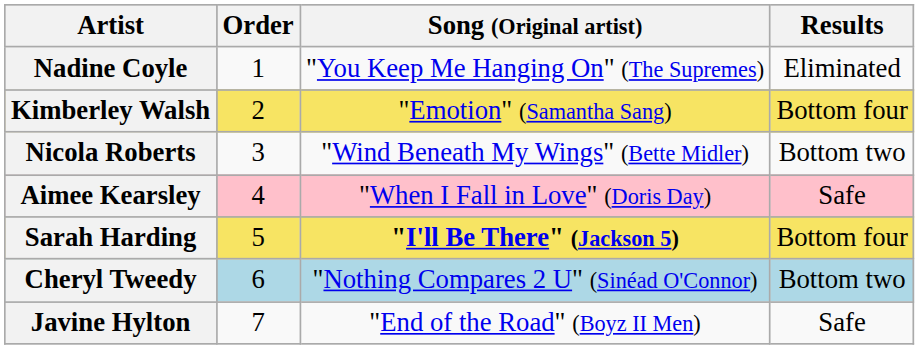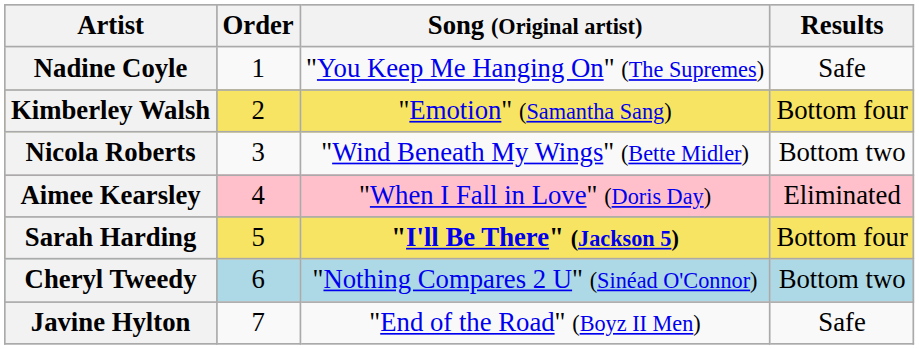(842, 68) Eliminated -> (842, 68) Safe
(842, 195) Safe -> (842, 195) Eliminated
